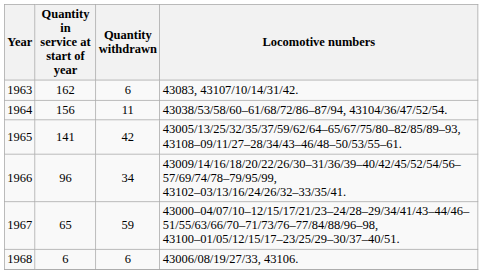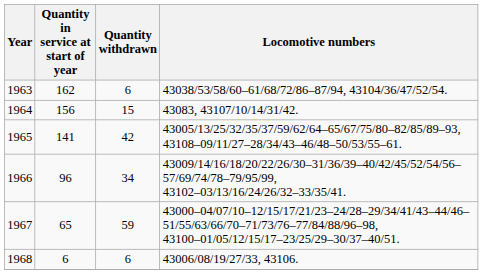(230, 90) 43083, 43107/10/14/31/42. -> (305, 90) 43038/53/58/60–61/68/72/86–87/94, 43104/36/47/52/54.
(128, 110) 11 -> (128, 110) 15
(305, 110) 43038/53/58/60–61/68/72/86–87/94, 43104/36/47/52/54. -> (230, 110) 43083, 43107/10/14/31/42.
